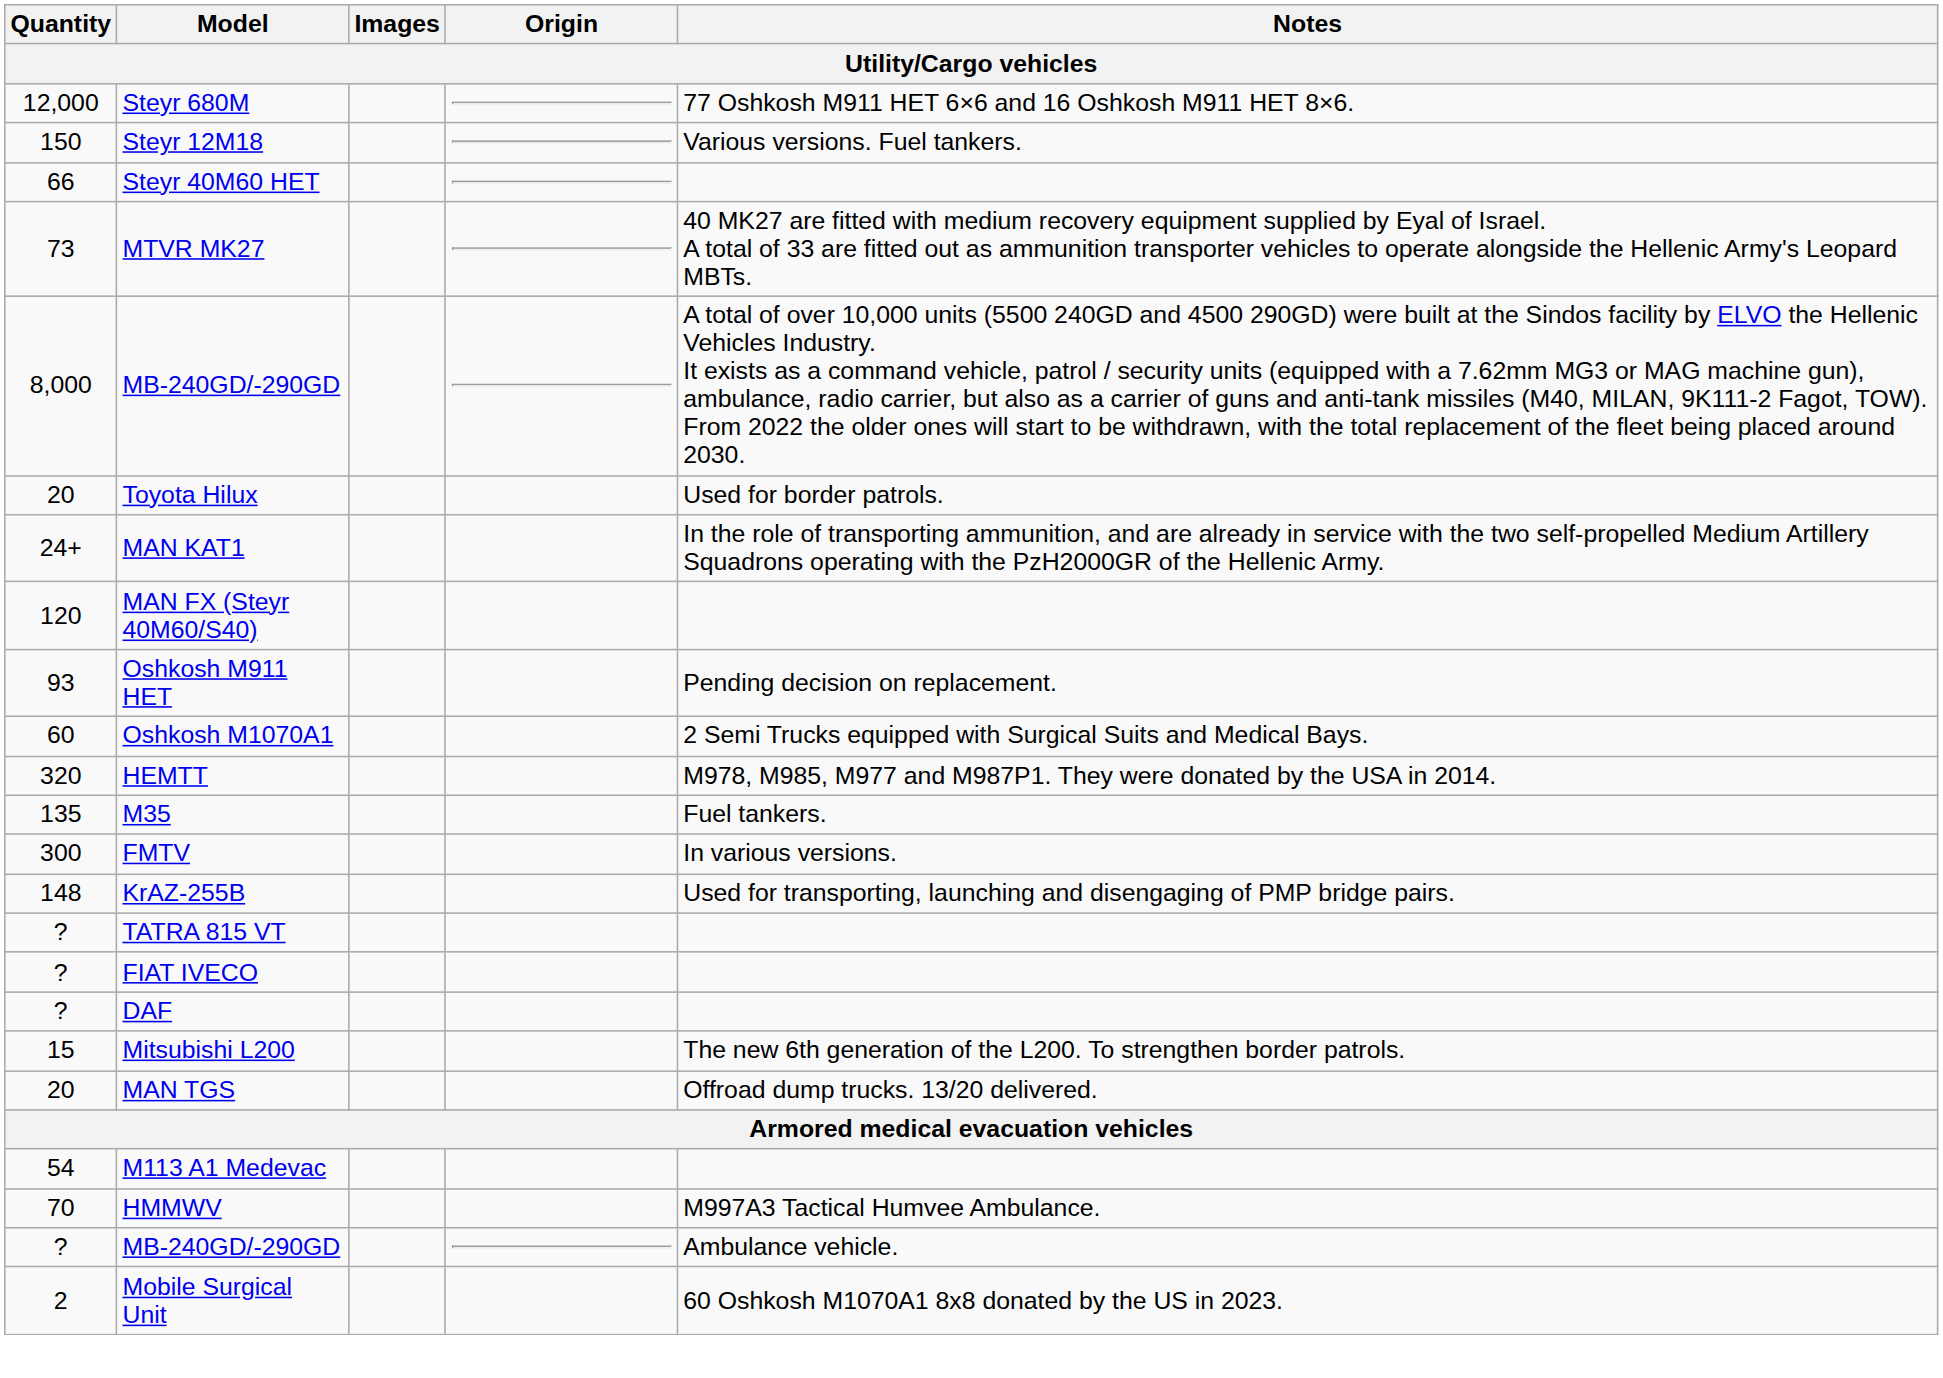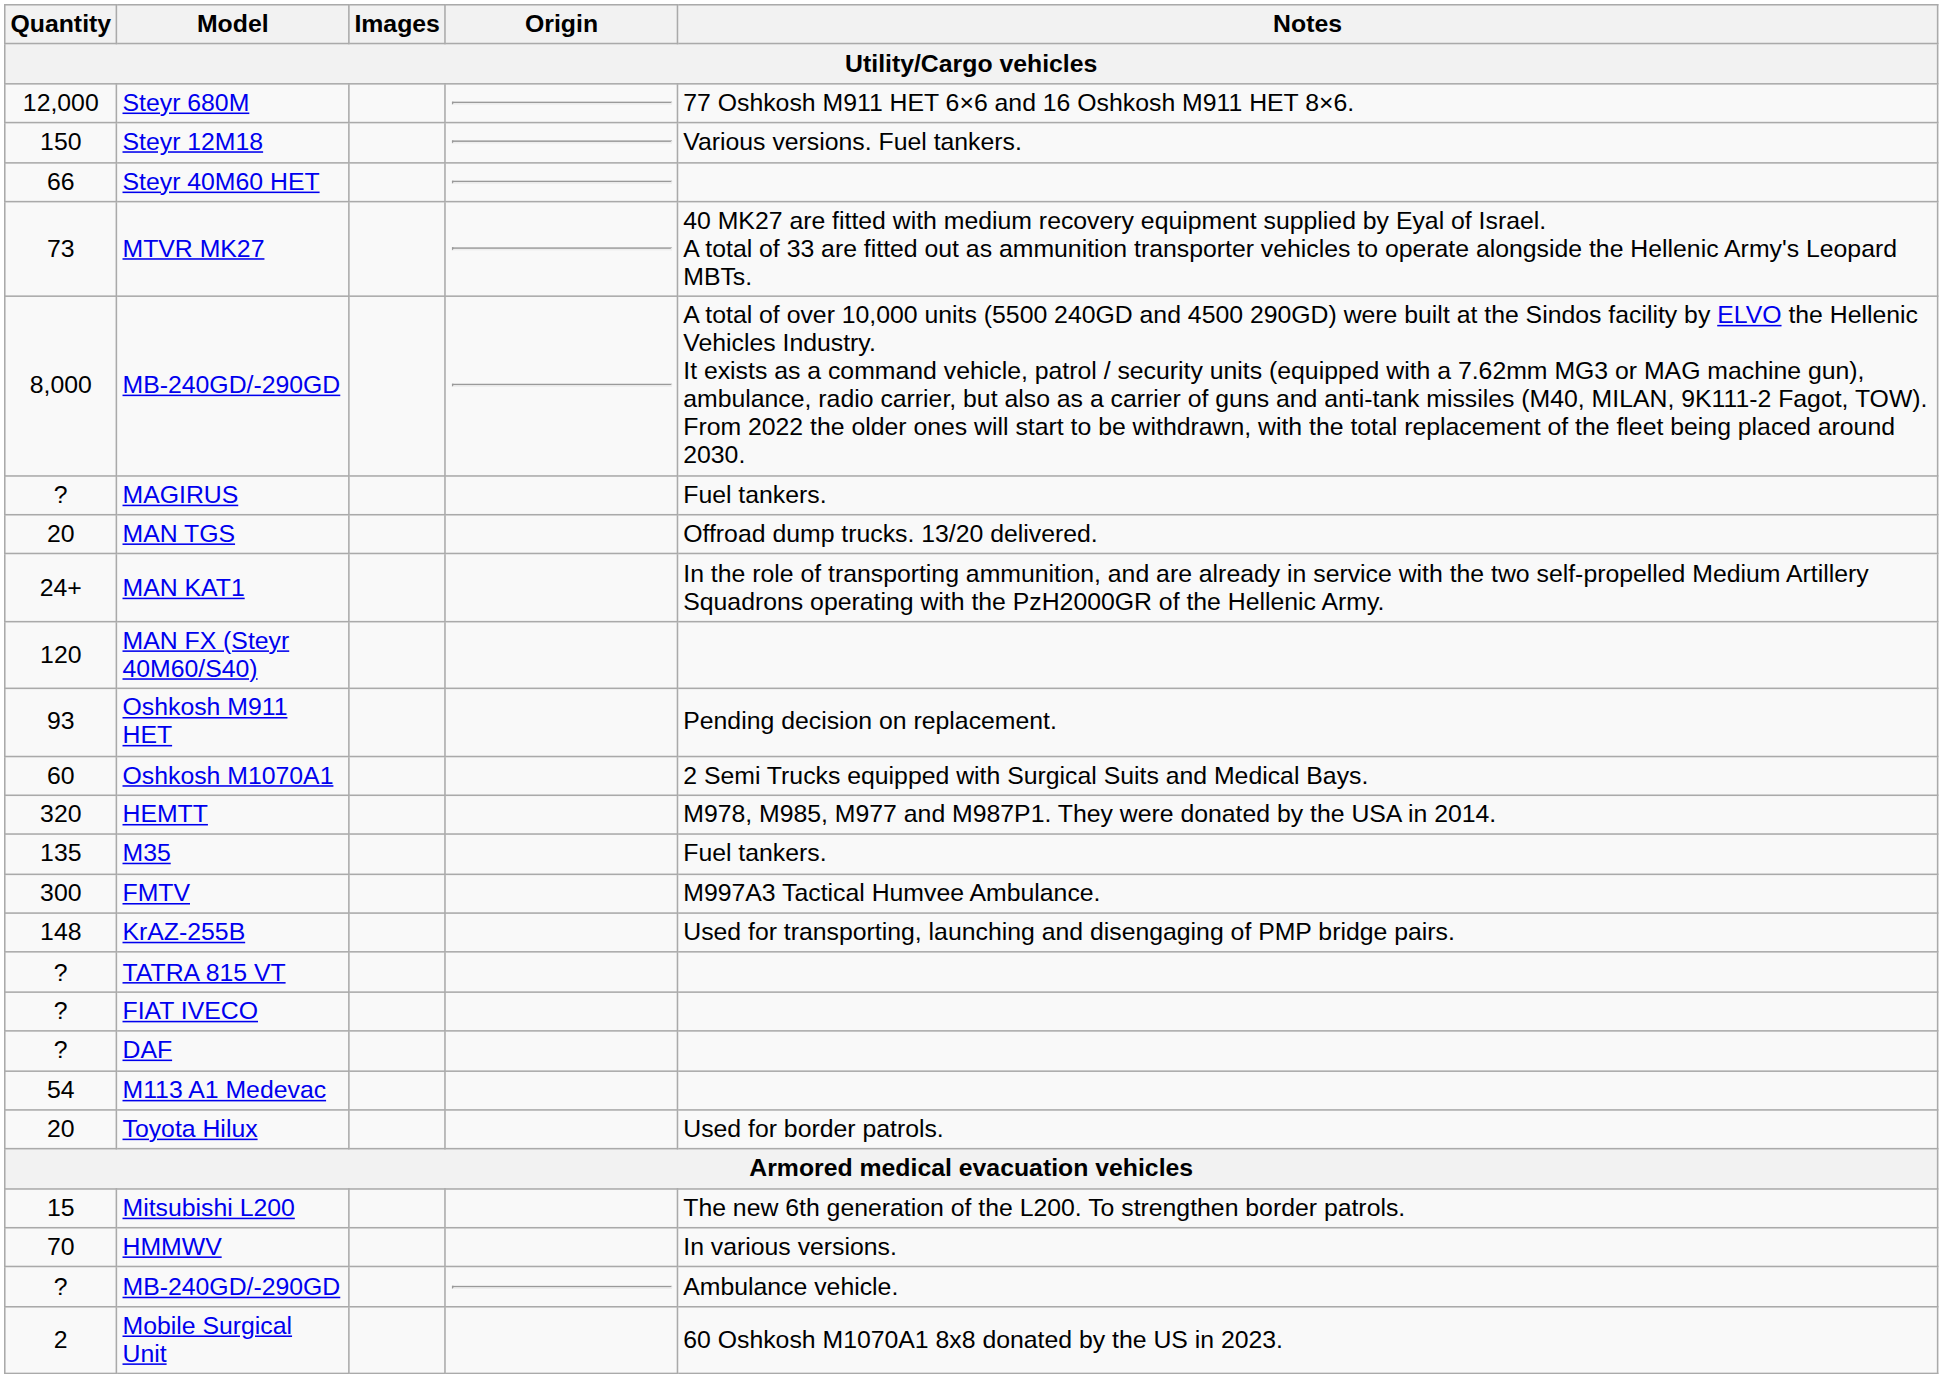+ row: (61, 494)
rows swapped: (61, 1089) <-> (61, 494)
(790, 853) In various versions. -> (892, 893) M997A3 Tactical Humvee Ambulance.
rows swapped: (61, 1050) <-> (61, 1168)
(892, 1207) M997A3 Tactical Humvee Ambulance. -> (790, 1247) In various versions.
